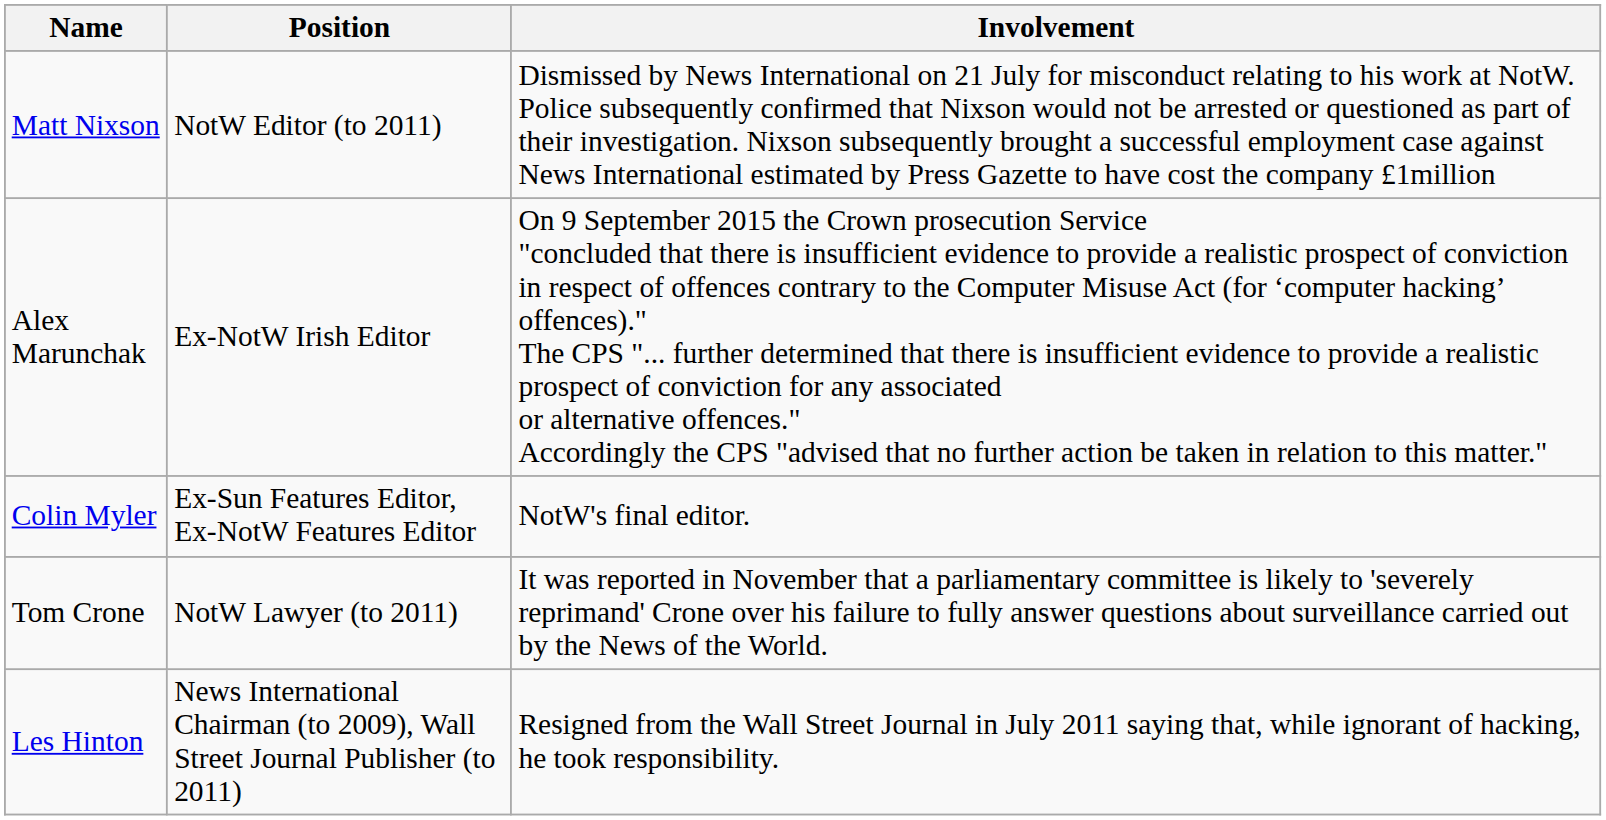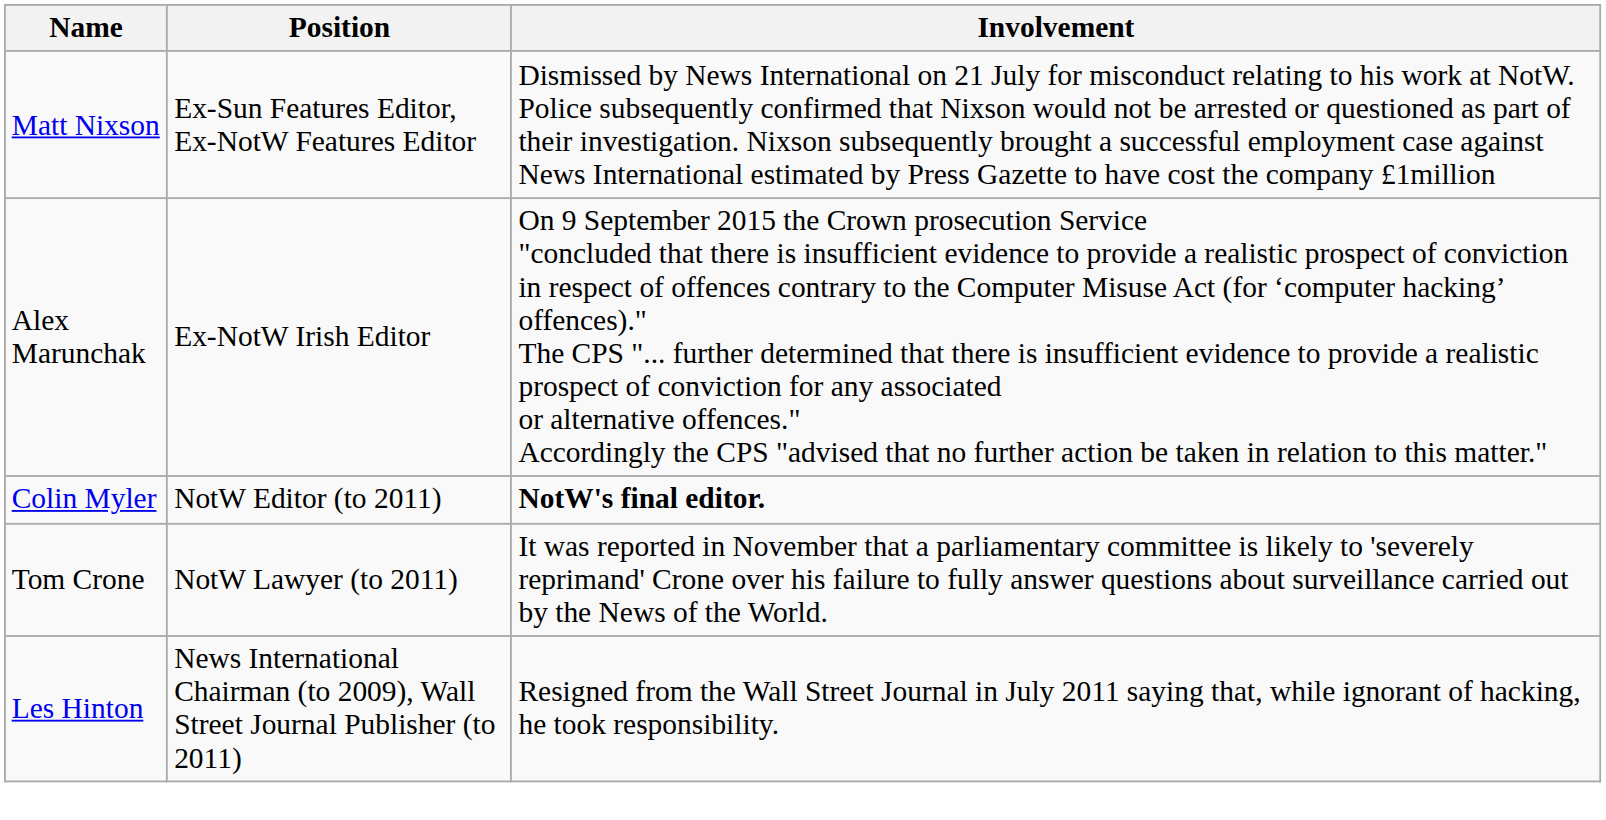(308, 124) NotW Editor (to 2011) -> (325, 124) Ex-Sun Features Editor, Ex-NotW Features Editor
(325, 515) Ex-Sun Features Editor, Ex-NotW Features Editor -> (308, 499) NotW Editor (to 2011)
(634, 515) normal -> (642, 499) bold
